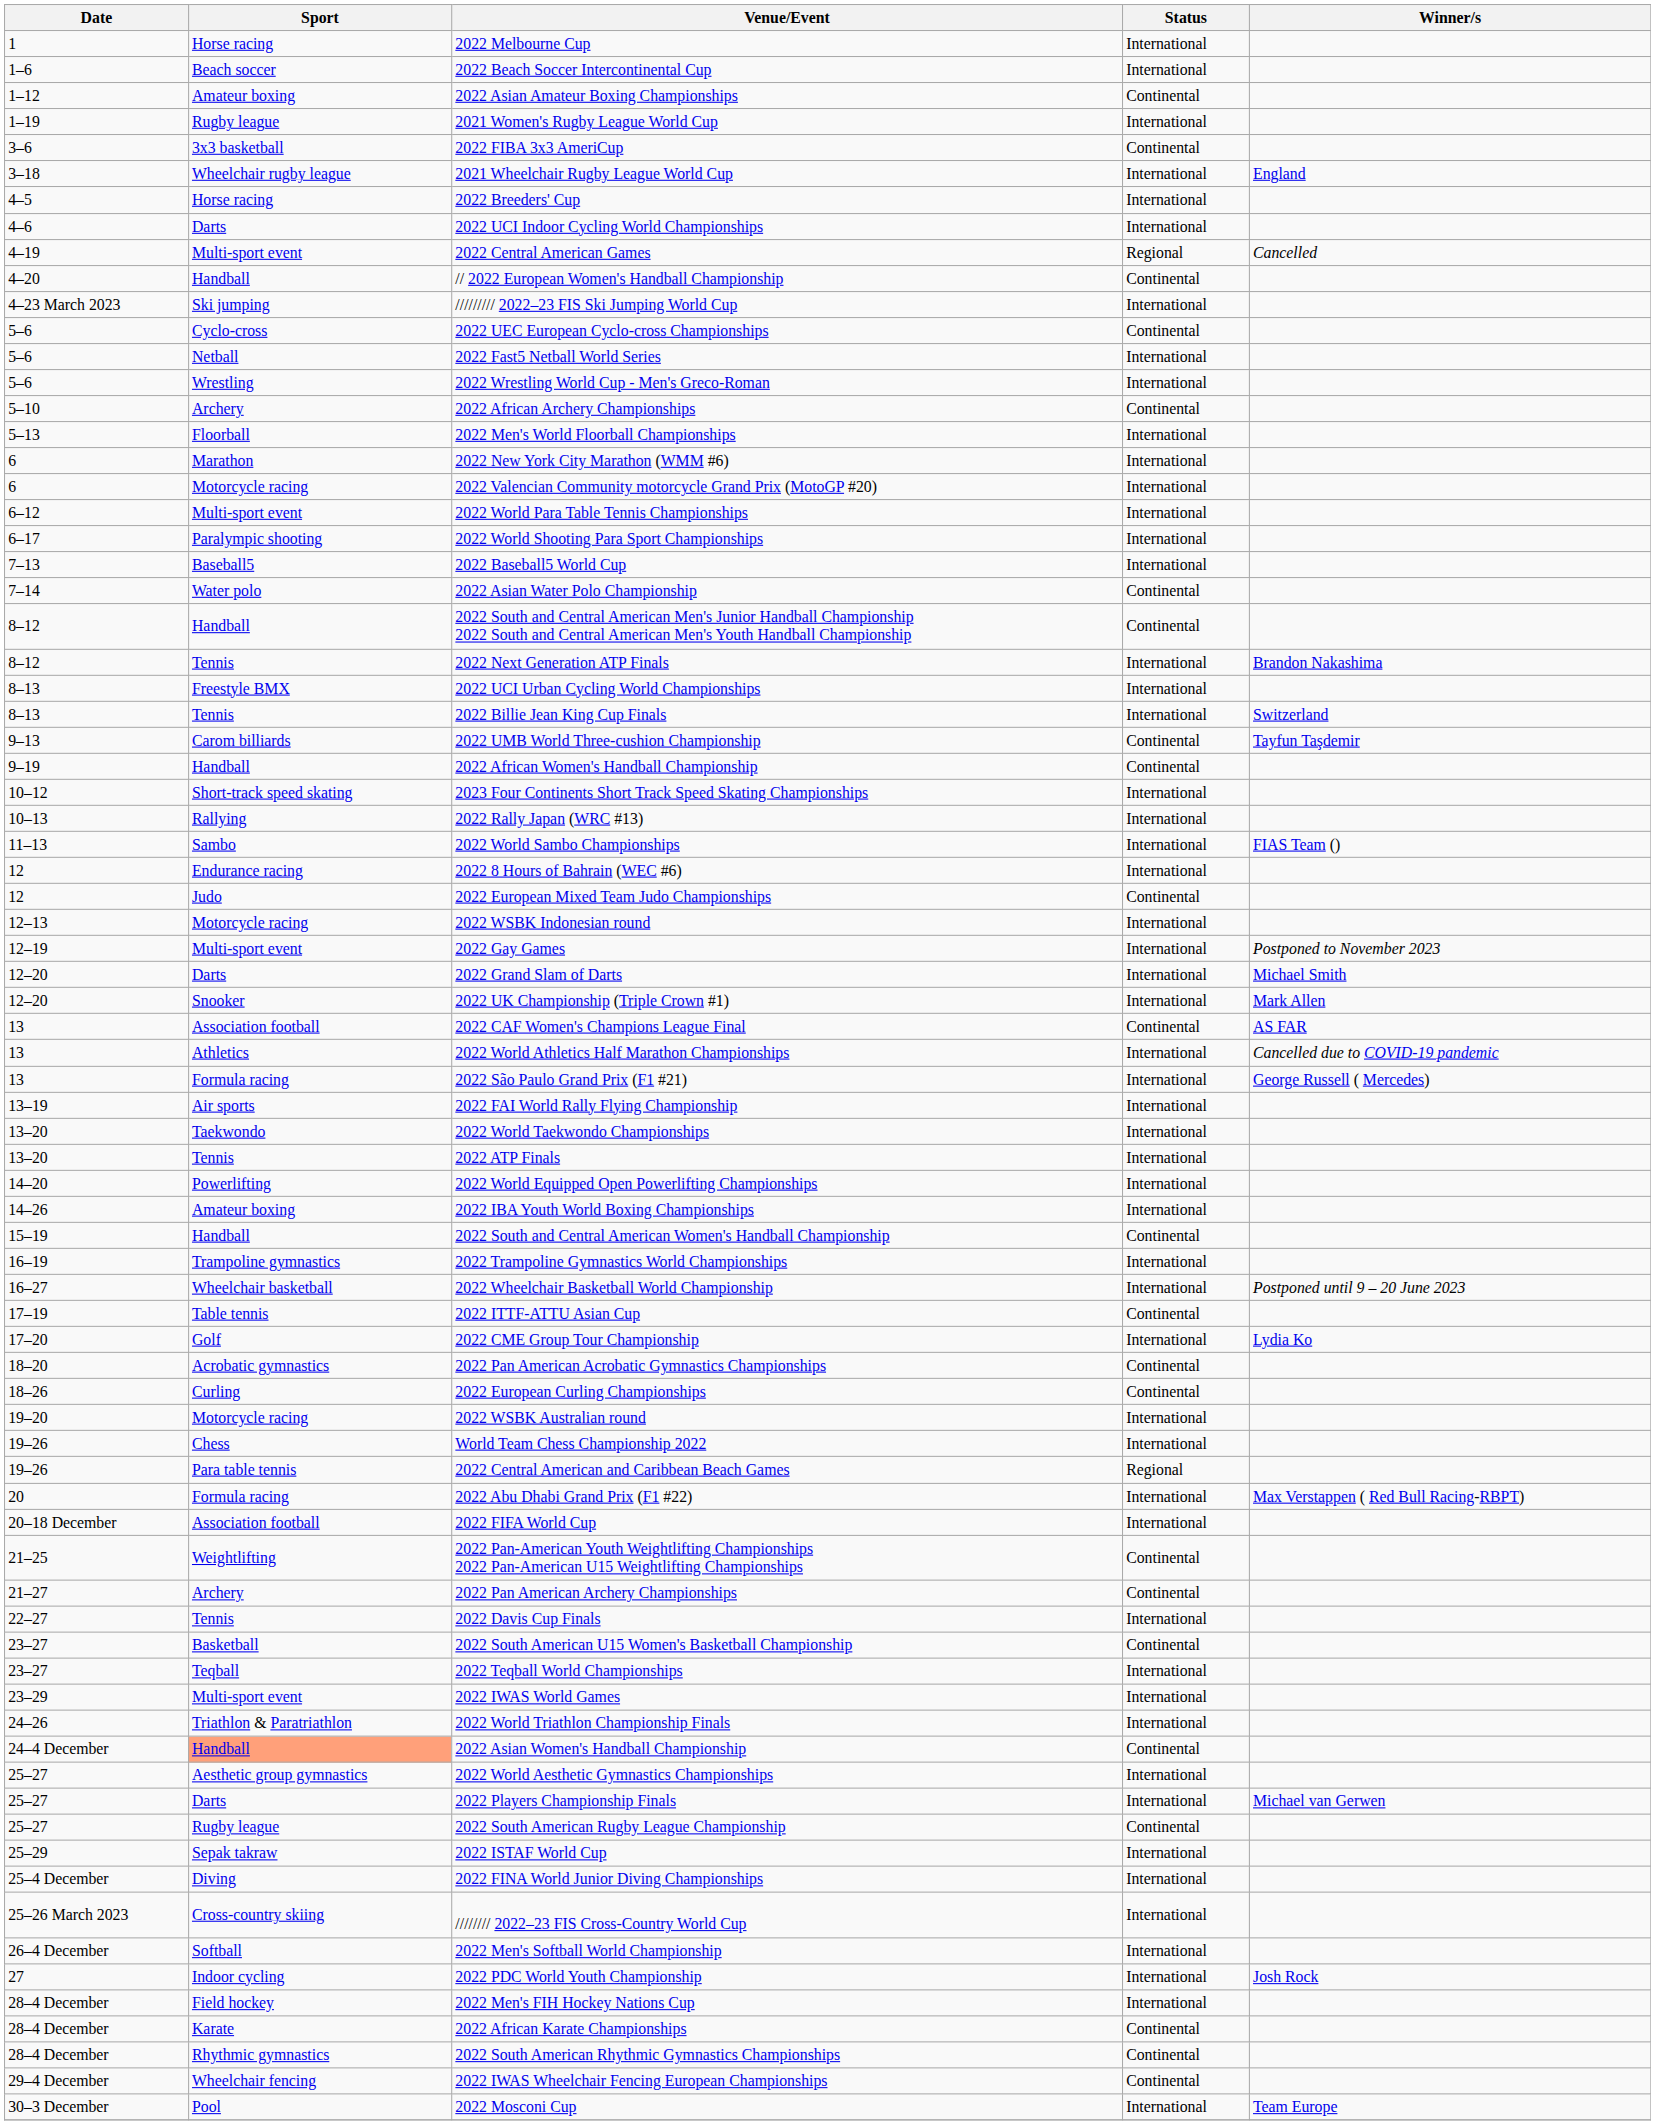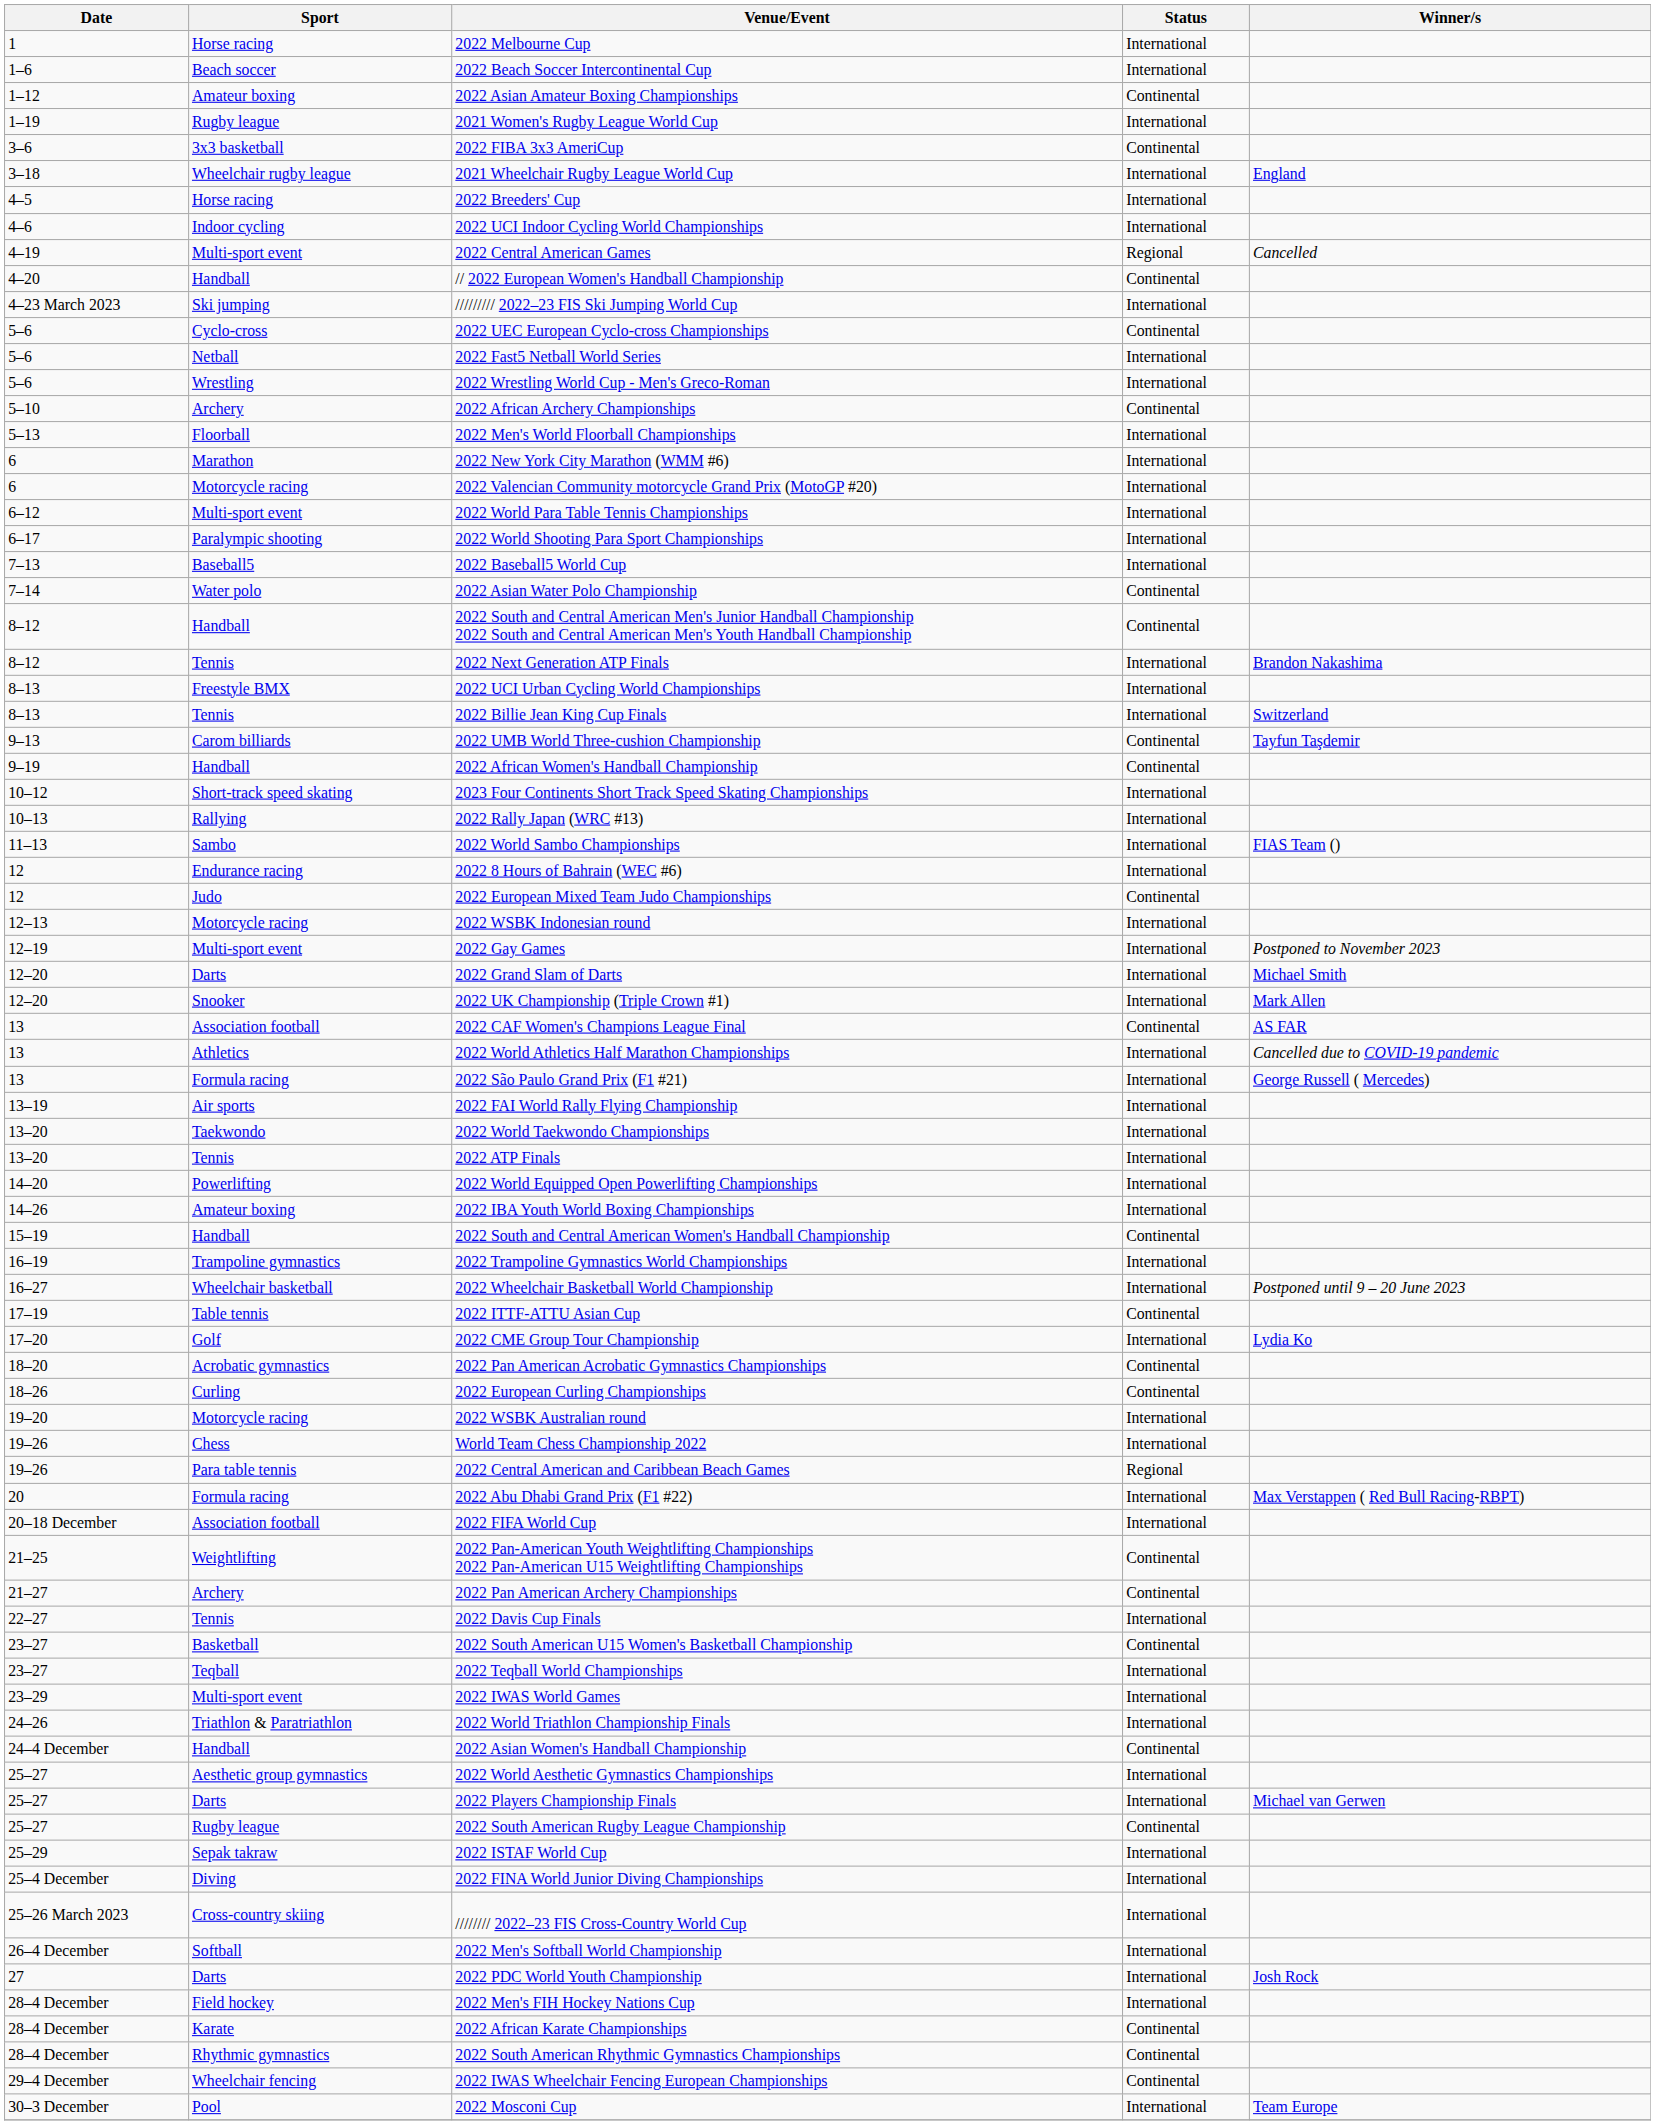(209, 226) Darts -> (238, 226) Indoor cycling
(221, 1749) lightsalmon background -> (221, 1749) no background
(238, 1976) Indoor cycling -> (209, 1976) Darts
